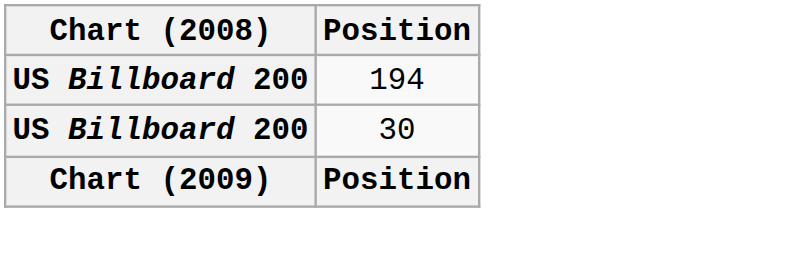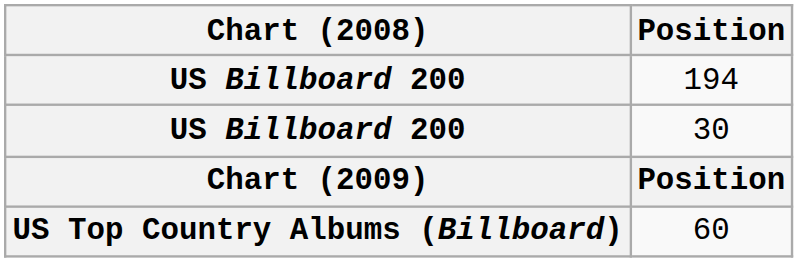+ row: (711, 231)
